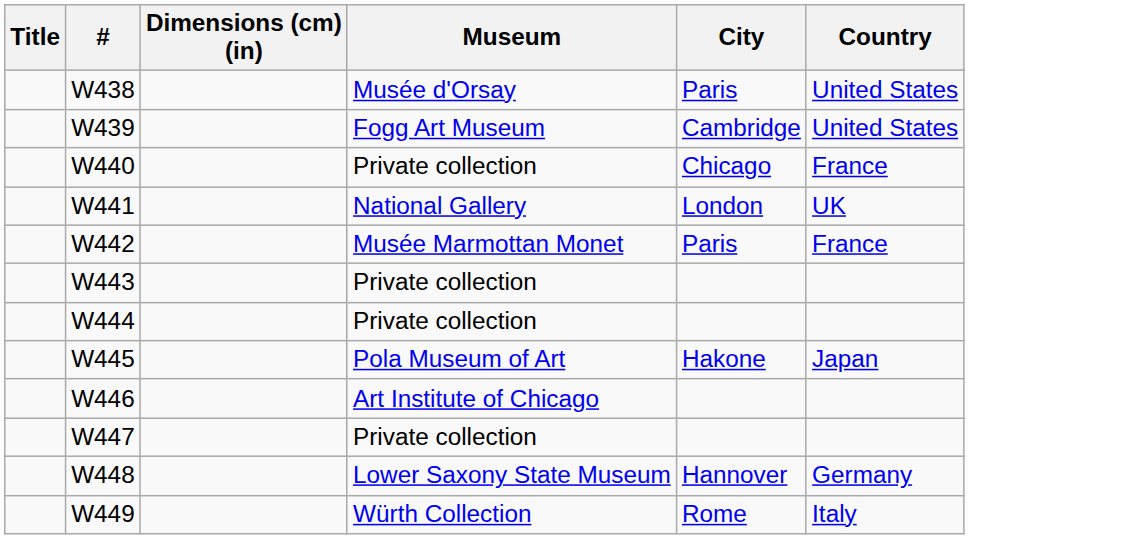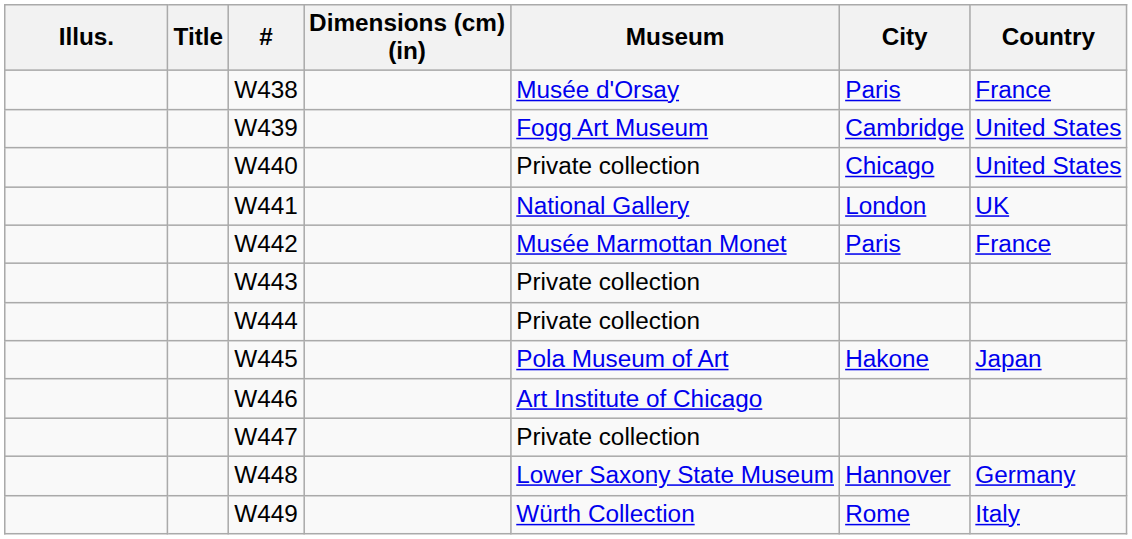+ column: (86, 37)
(885, 89) United States -> (1013, 89) France
(850, 166) France -> (1048, 166) United States
